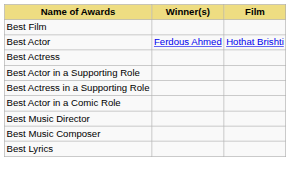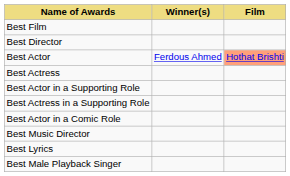+ row: (34, 42)
(255, 42) no background -> (255, 57) lightsalmon background
- row: (53, 133)
+ row: (64, 164)
